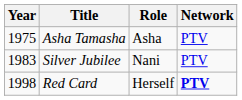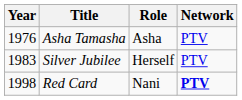(22, 38) 1975 -> (22, 38) 1976
(146, 60) Nani -> (153, 60) Herself
(153, 83) Herself -> (146, 83) Nani
